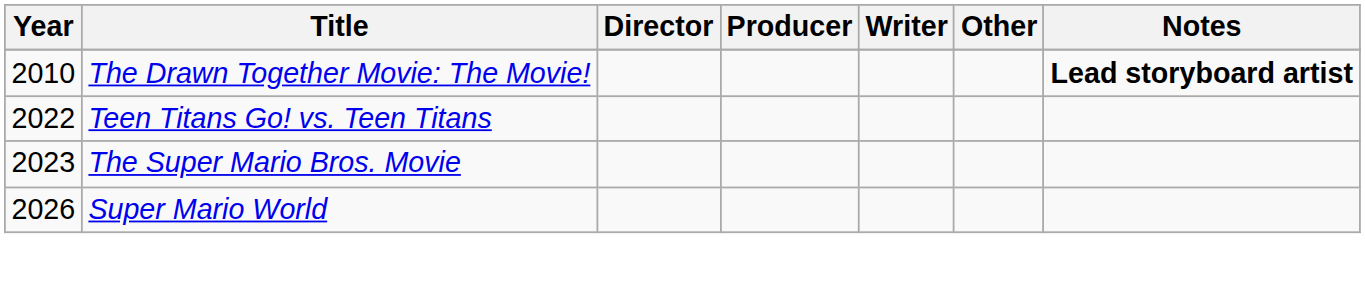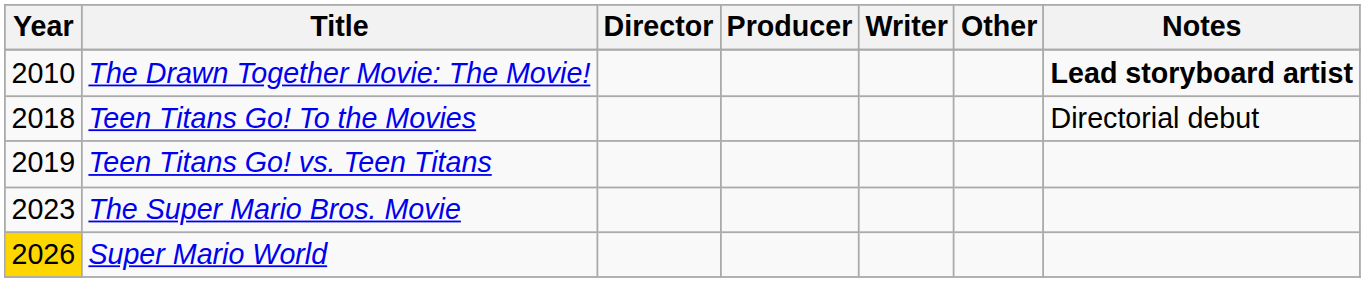+ row: (282, 118)
(43, 118) 2022 -> (43, 163) 2019
(43, 208) no background -> (43, 254) gold background
